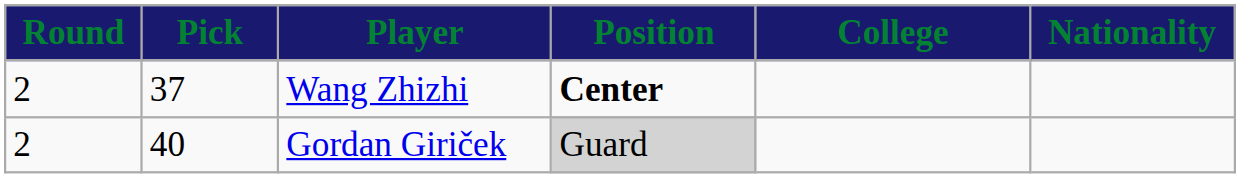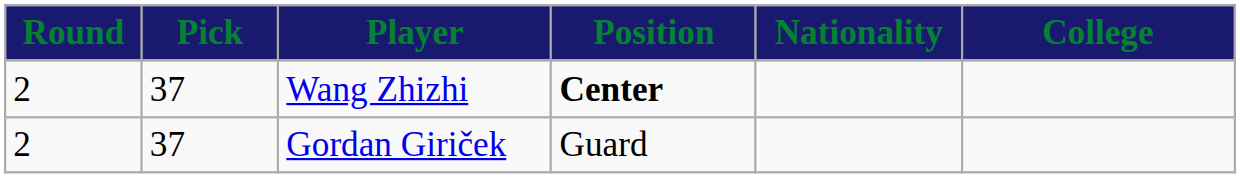columns swapped: (1132, 32) <-> (893, 32)
(167, 144) 40 -> (167, 144) 37
(604, 144) lightgrey background -> (604, 144) no background
